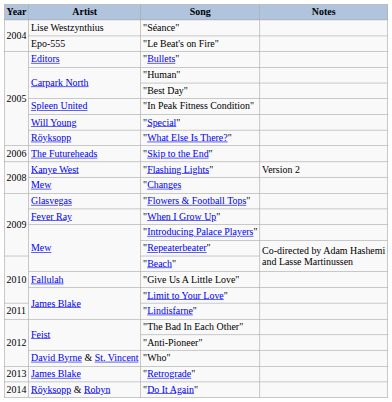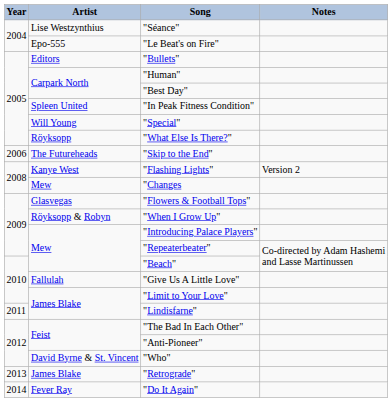(52, 216) Fever Ray -> (71, 216) Röyksopp & Robyn
(71, 389) Röyksopp & Robyn -> (52, 389) Fever Ray
